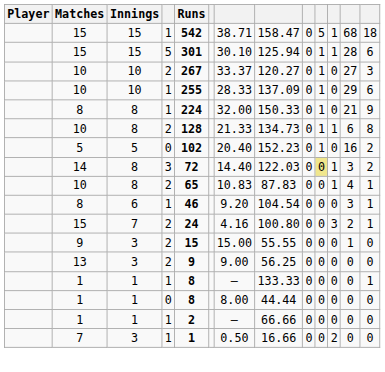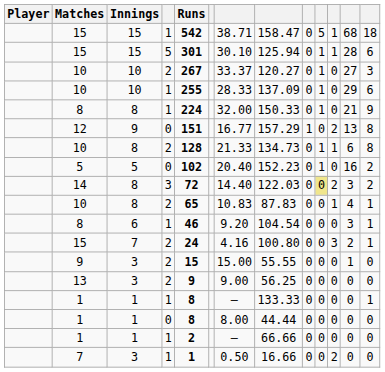+ row: (80, 128)
(334, 167) 1 -> (334, 186) 2
